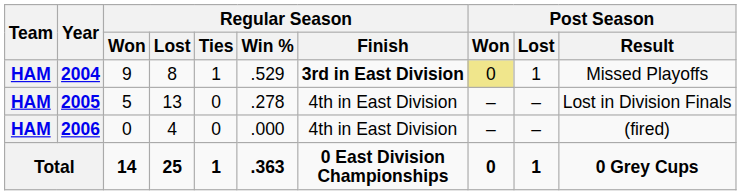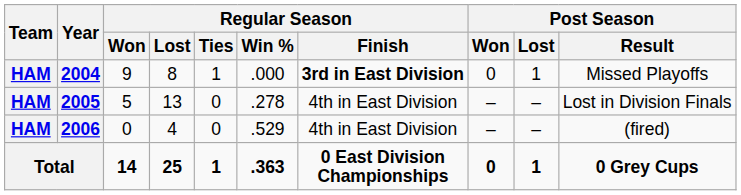(268, 74) .529 -> (268, 74) .000
(491, 74) khaki background -> (491, 74) no background
(268, 129) .000 -> (268, 129) .529
